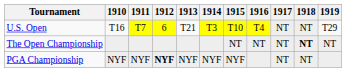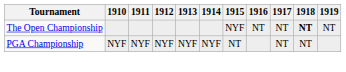- row: (27, 28)
(235, 44) NT -> (235, 28) NYF
(164, 59) bold -> (164, 44) normal
(235, 59) NYF -> (235, 44) NT
